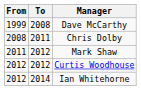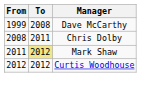(40, 52) no background -> (40, 52) khaki background
- row: (94, 79)
